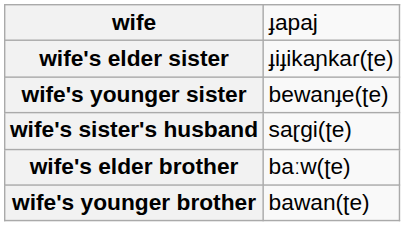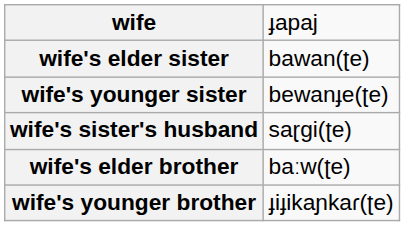(331, 58) ɟiɟikaɲkaɾ(ʈe) -> (319, 58) bawan(ʈe)
(319, 202) bawan(ʈe) -> (331, 202) ɟiɟikaɲkaɾ(ʈe)
